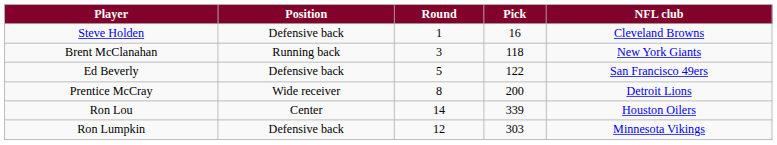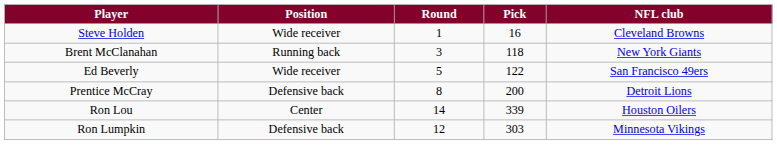(306, 33) Defensive back -> (306, 33) Wide receiver
(306, 71) Defensive back -> (306, 71) Wide receiver
(306, 91) Wide receiver -> (306, 91) Defensive back
